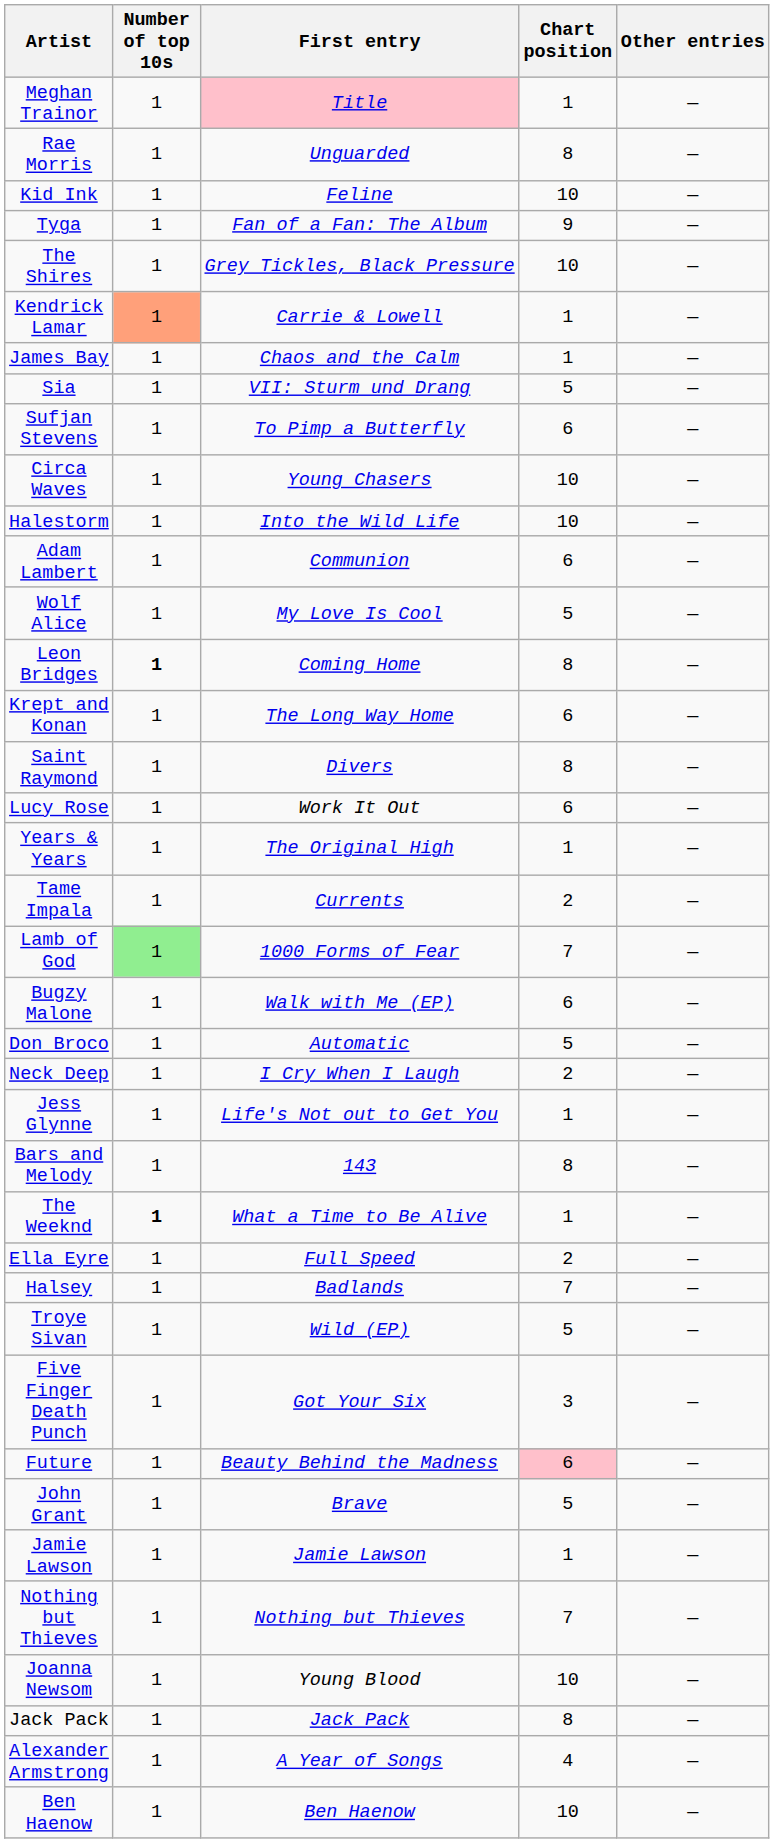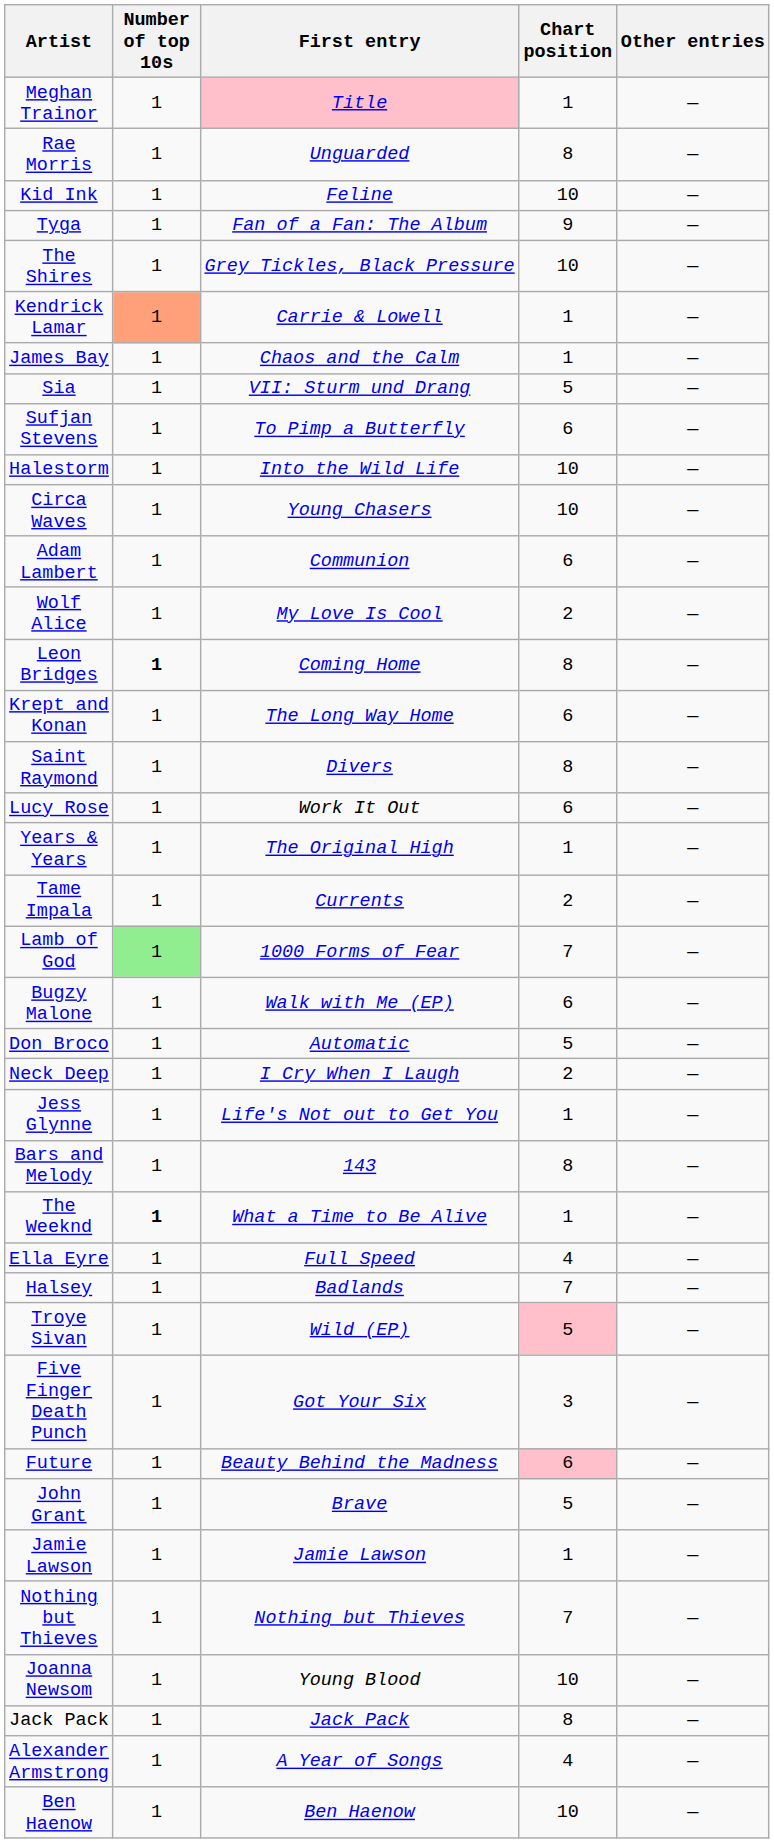rows swapped: (59, 480) <-> (59, 521)
(568, 613) 5 -> (568, 613) 2
(568, 1258) 2 -> (568, 1258) 4
(568, 1329) no background -> (568, 1329) pink background
